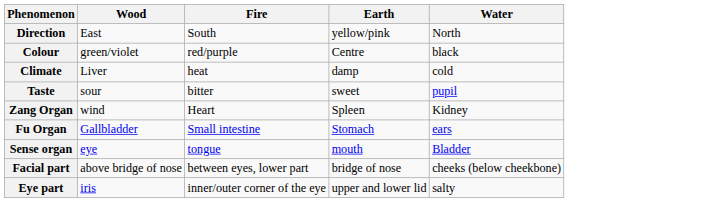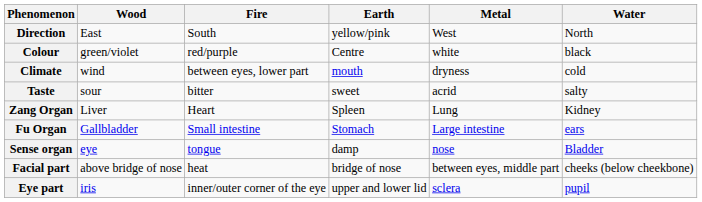+ column: (496, 14)
(94, 71) Liver -> (93, 71) wind
(198, 71) heat -> (248, 71) between eyes, lower part
(345, 71) damp -> (347, 71) mouth
(445, 91) pupil -> (576, 91) salty
(93, 110) wind -> (94, 110) Liver
(347, 149) mouth -> (345, 149) damp
(248, 168) between eyes, lower part -> (198, 168) heat
(444, 187) salty -> (577, 187) pupil
